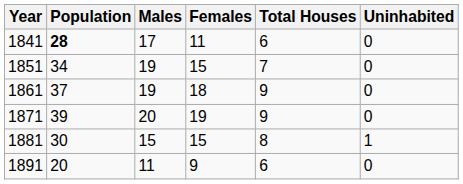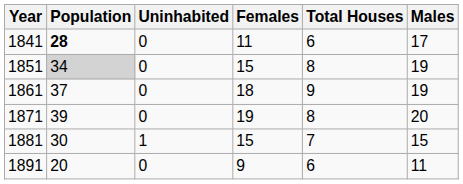columns swapped: (160, 16) <-> (409, 16)
(59, 66) no background -> (59, 66) lightgrey background
(264, 66) 7 -> (311, 66) 8
(264, 116) 9 -> (311, 116) 8
(264, 141) 8 -> (311, 141) 7
